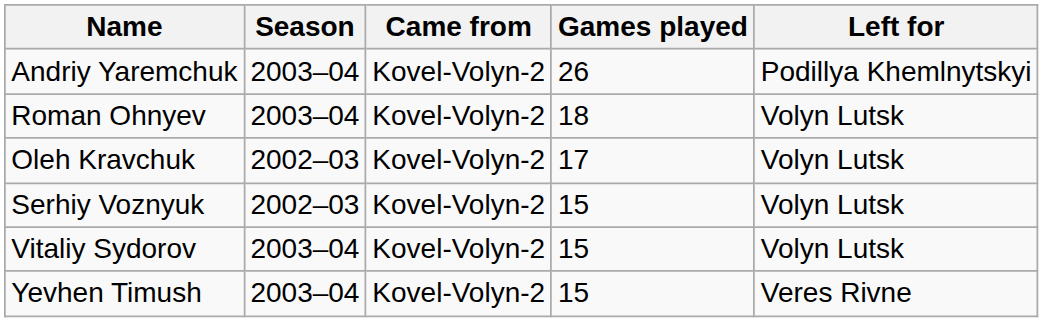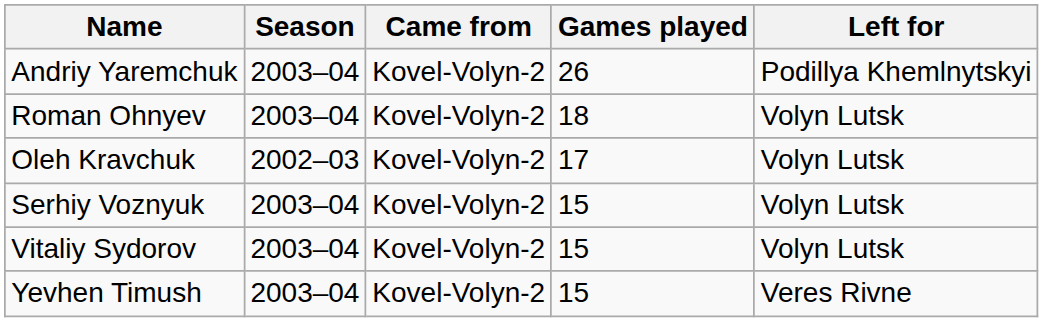(305, 204) 2002–03 -> (305, 204) 2003–04
